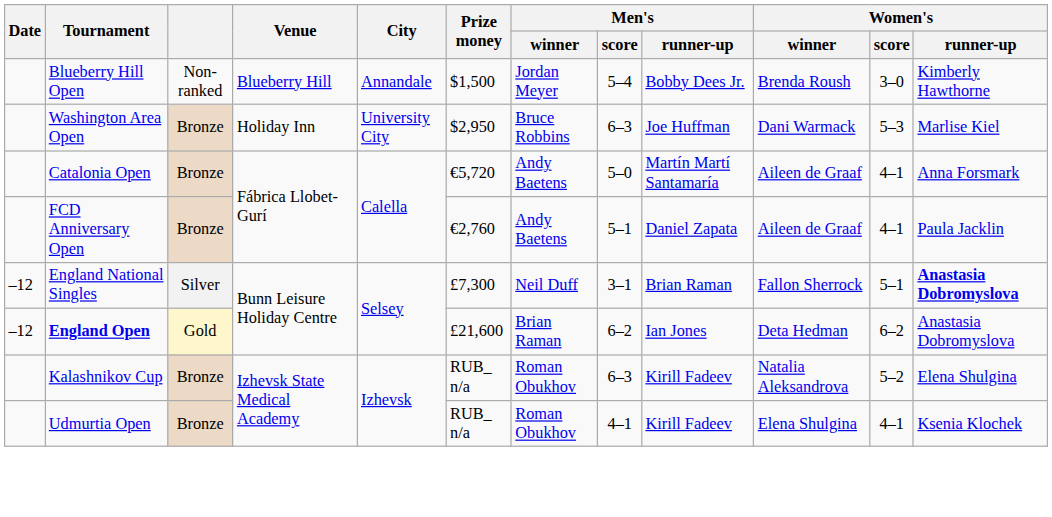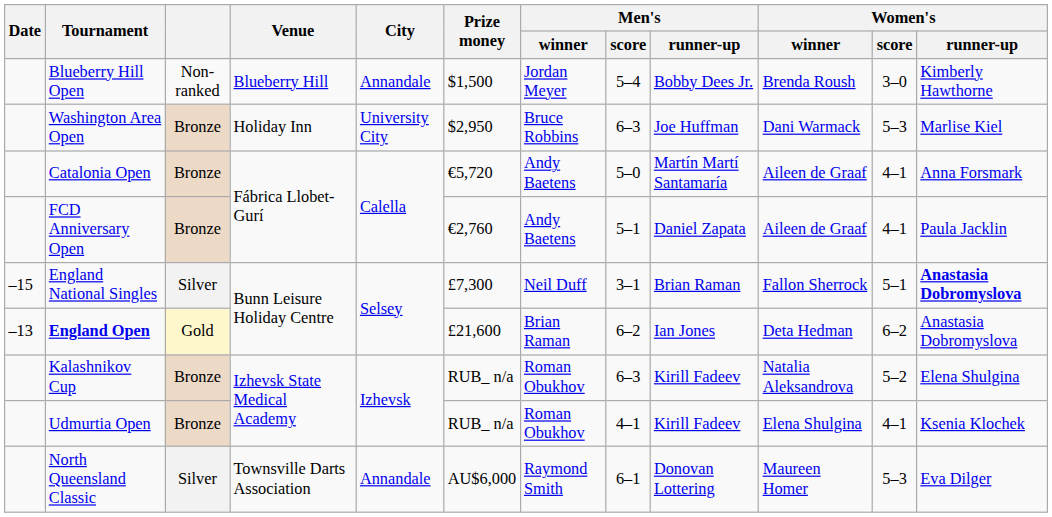(21, 284) –12 -> (21, 284) –15
(21, 330) –12 -> (21, 330) –13
+ row: (87, 478)
